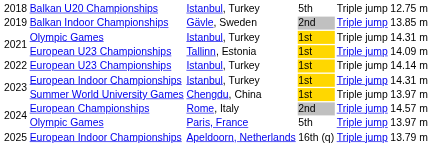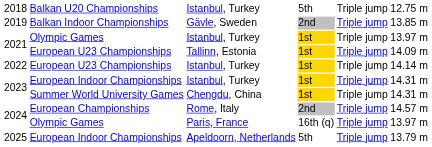(409, 37) 14.31 m -> (409, 37) 13.97 m
(409, 94) 13.97 m -> (409, 94) 14.31 m
(305, 123) 5th -> (316, 123) 16th (q)
(316, 137) 16th (q) -> (305, 137) 5th
